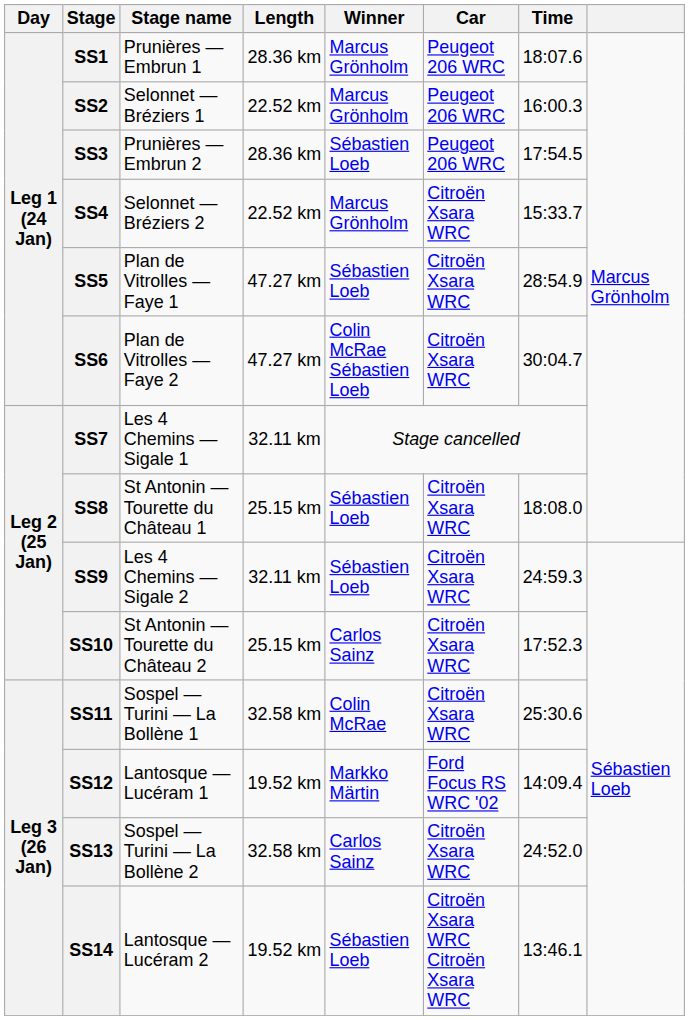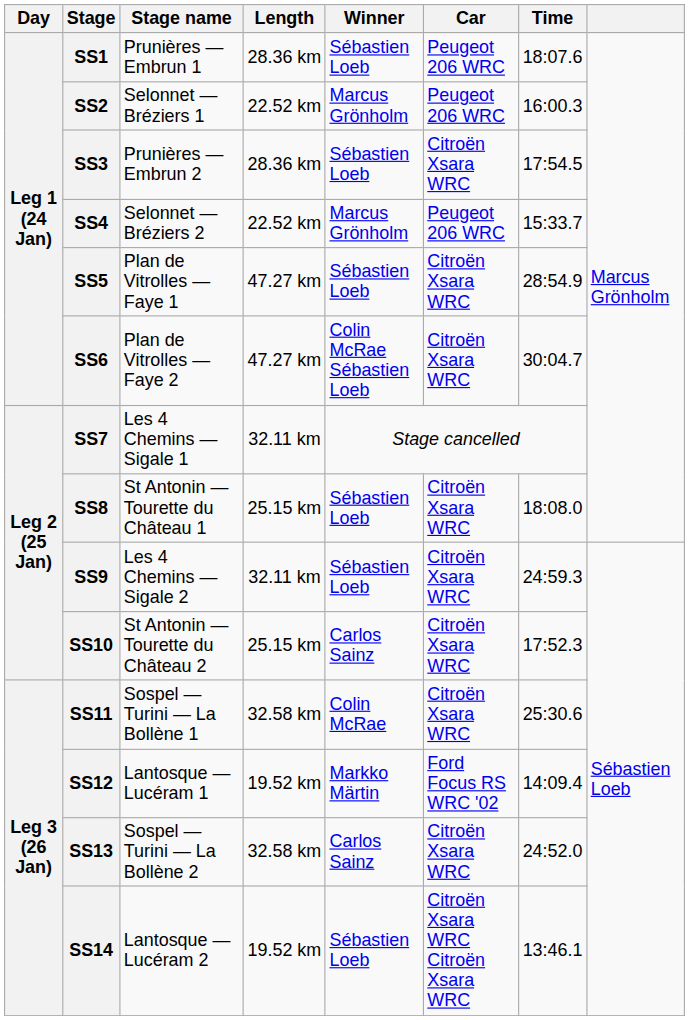(369, 57) Marcus Grönholm -> (369, 57) Sébastien Loeb
(466, 154) Peugeot 206 WRC -> (456, 164) Citroën Xsara WRC
(456, 213) Citroën Xsara WRC -> (466, 223) Peugeot 206 WRC
